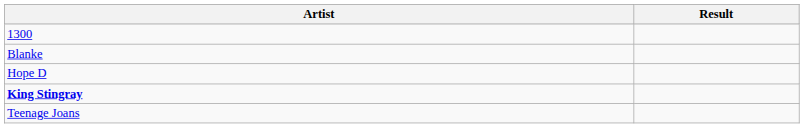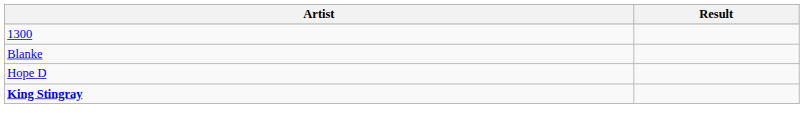- row: (43, 113)
